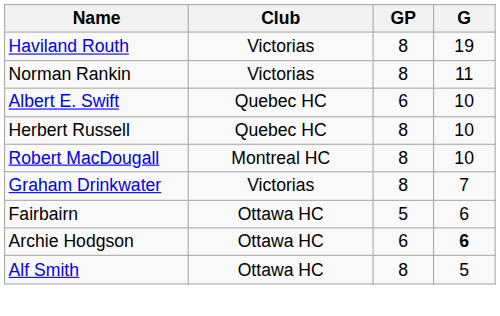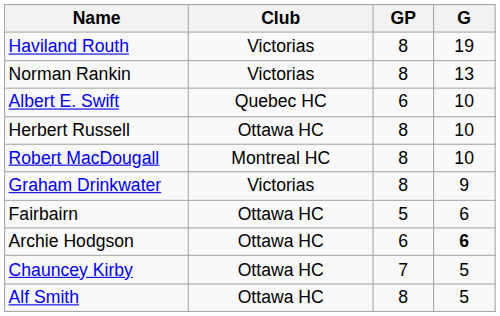(464, 74) 11 -> (464, 74) 13
(281, 130) Quebec HC -> (281, 130) Ottawa HC
(464, 185) 7 -> (464, 185) 9
+ row: (71, 269)
